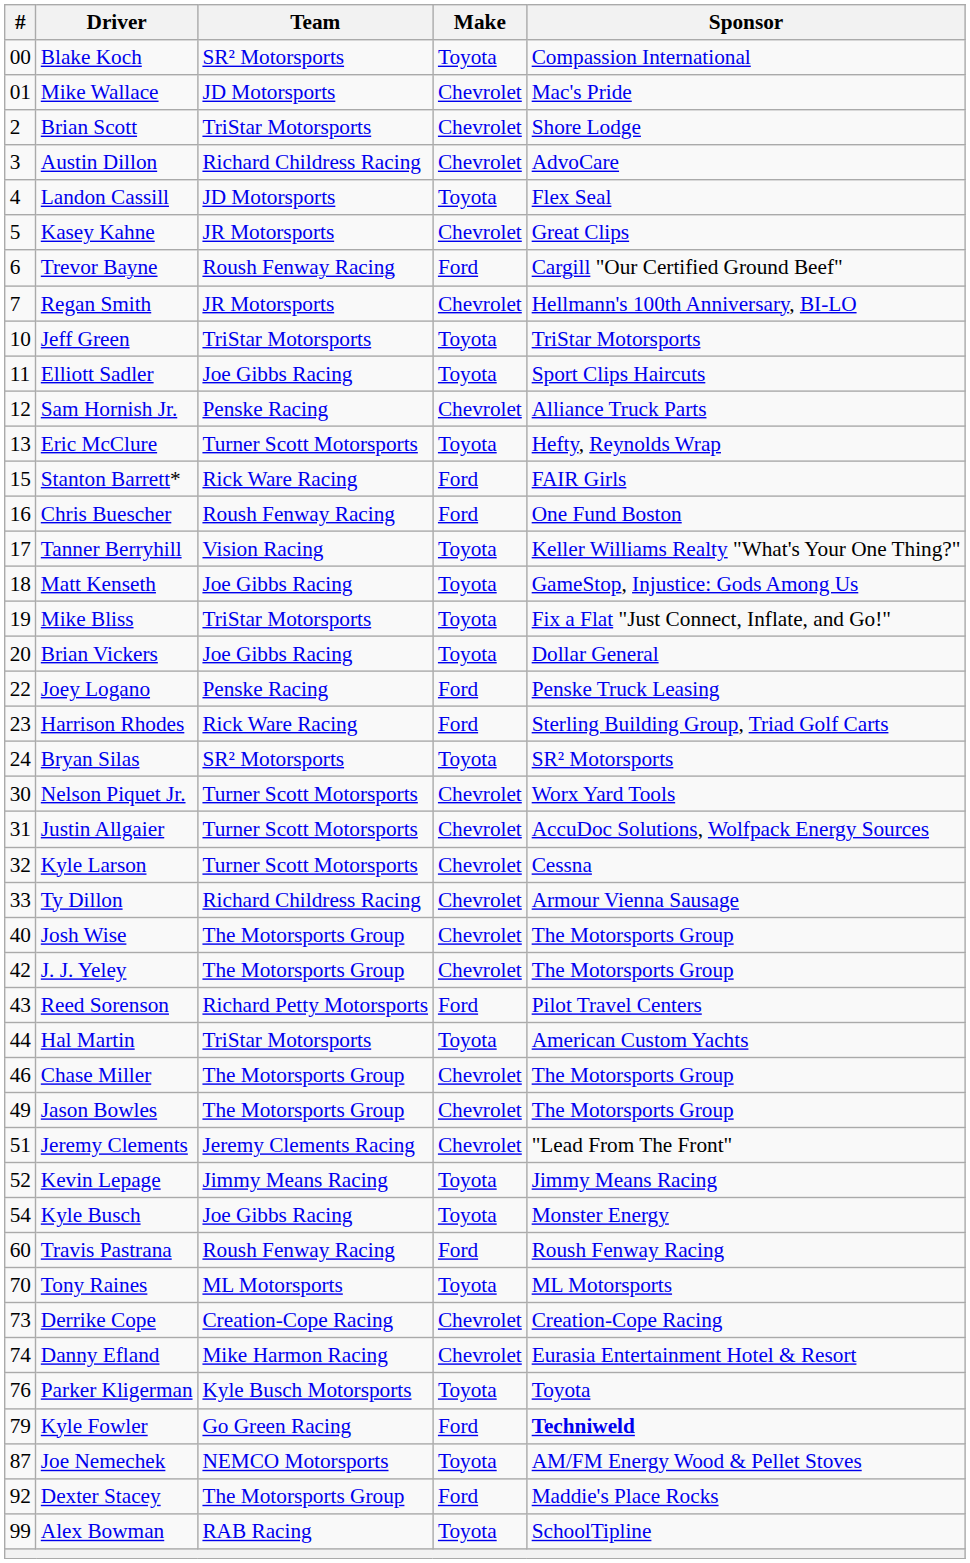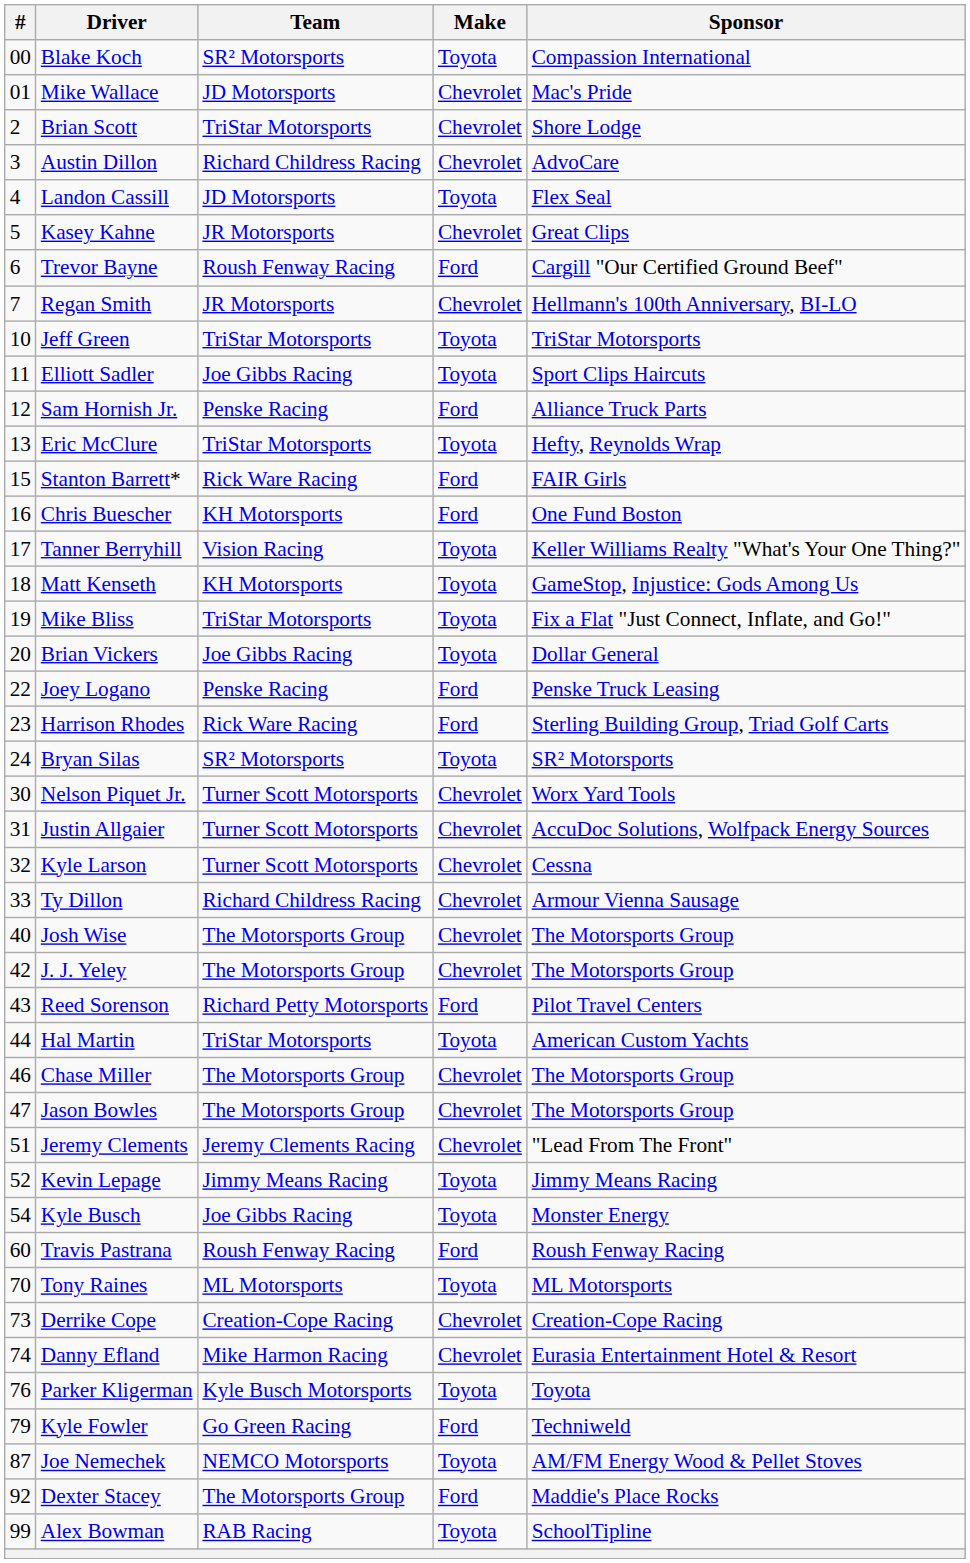(480, 408) Chevrolet -> (458, 408) Ford
(310, 443) Turner Scott Motorsports -> (287, 443) TriStar Motorsports
(299, 513) Roush Fenway Racing -> (272, 513) KH Motorsports
(277, 583) Joe Gibbs Racing -> (272, 583) KH Motorsports
(20, 1109) 49 -> (20, 1109) 47
(583, 1425) bold -> (581, 1425) normal
